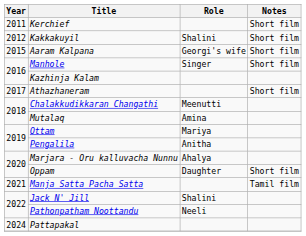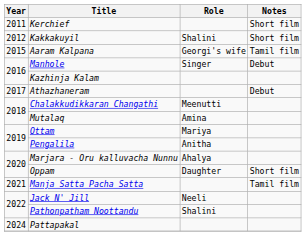(274, 51) Short film -> (274, 51) Tamil film
(274, 64) Short film -> (262, 64) Debut
(274, 91) Short film -> (262, 91) Debut
(199, 198) Shalini -> (194, 198) Neeli
(194, 211) Neeli -> (199, 211) Shalini
